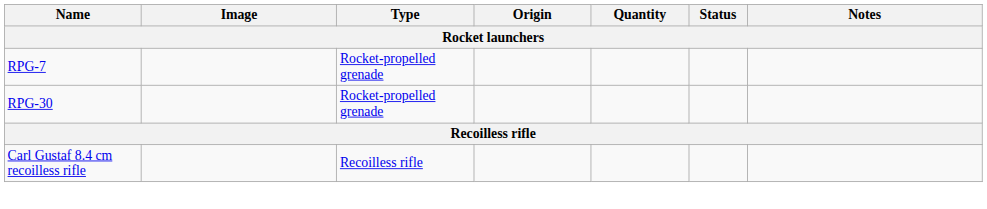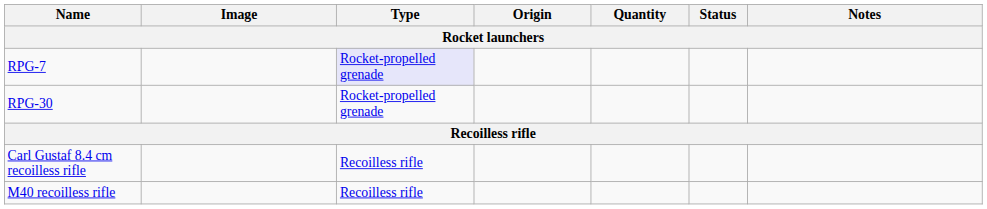(388, 66) no background -> (388, 66) lavender background
+ row: (61, 192)
